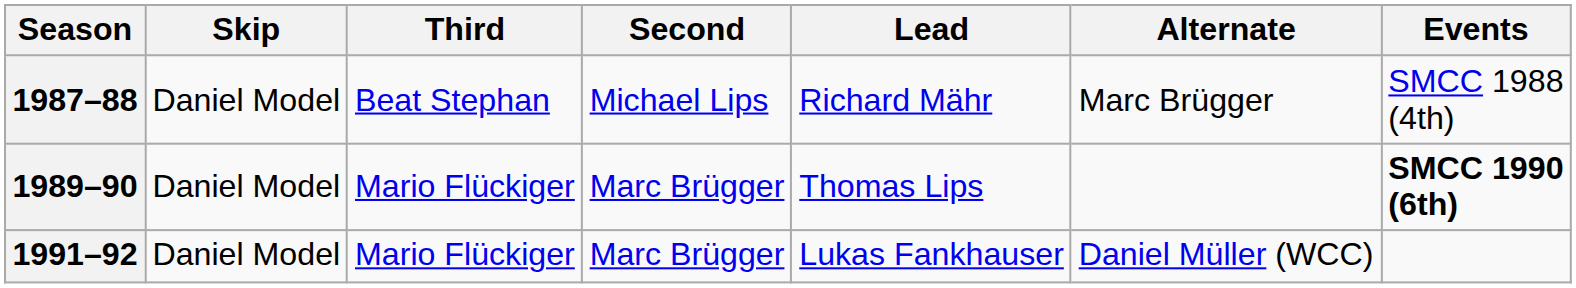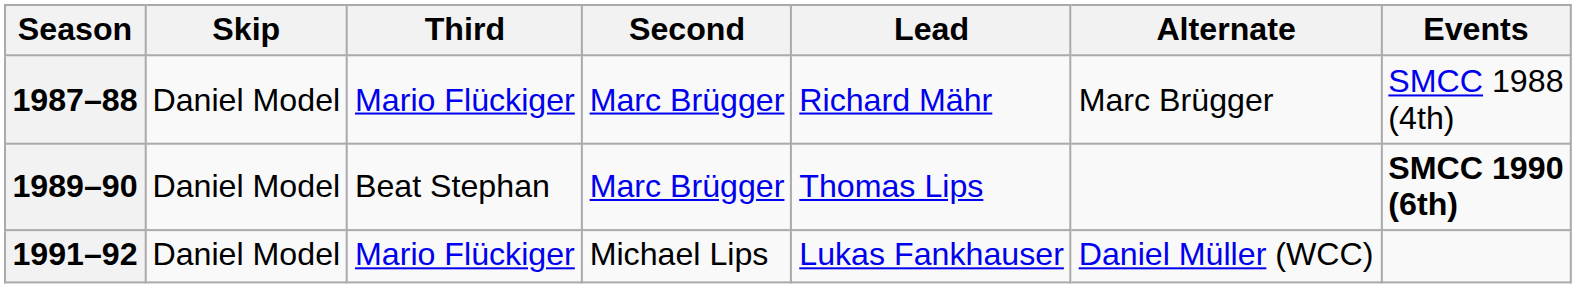(452, 99) Beat Stephan -> (465, 99) Mario Flückiger
(679, 99) Michael Lips -> (687, 99) Marc Brügger
(465, 186) Mario Flückiger -> (452, 186) Beat Stephan
(687, 255) Marc Brügger -> (679, 255) Michael Lips
